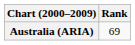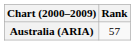(114, 31) 69 -> (114, 31) 57
